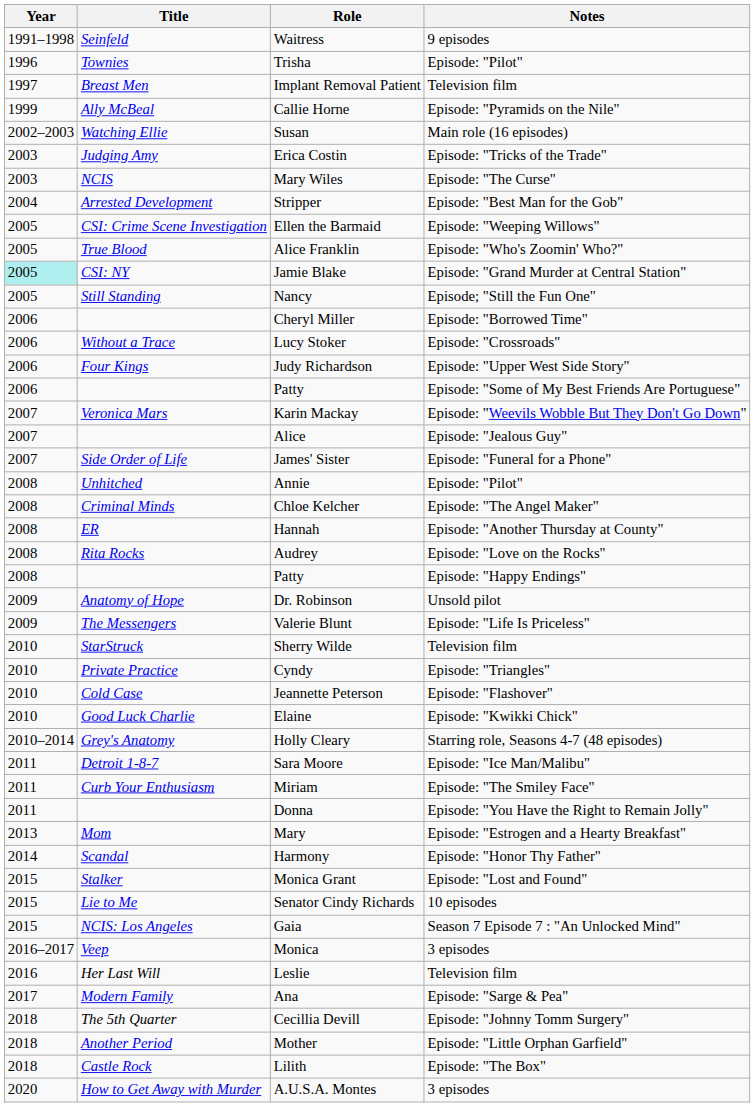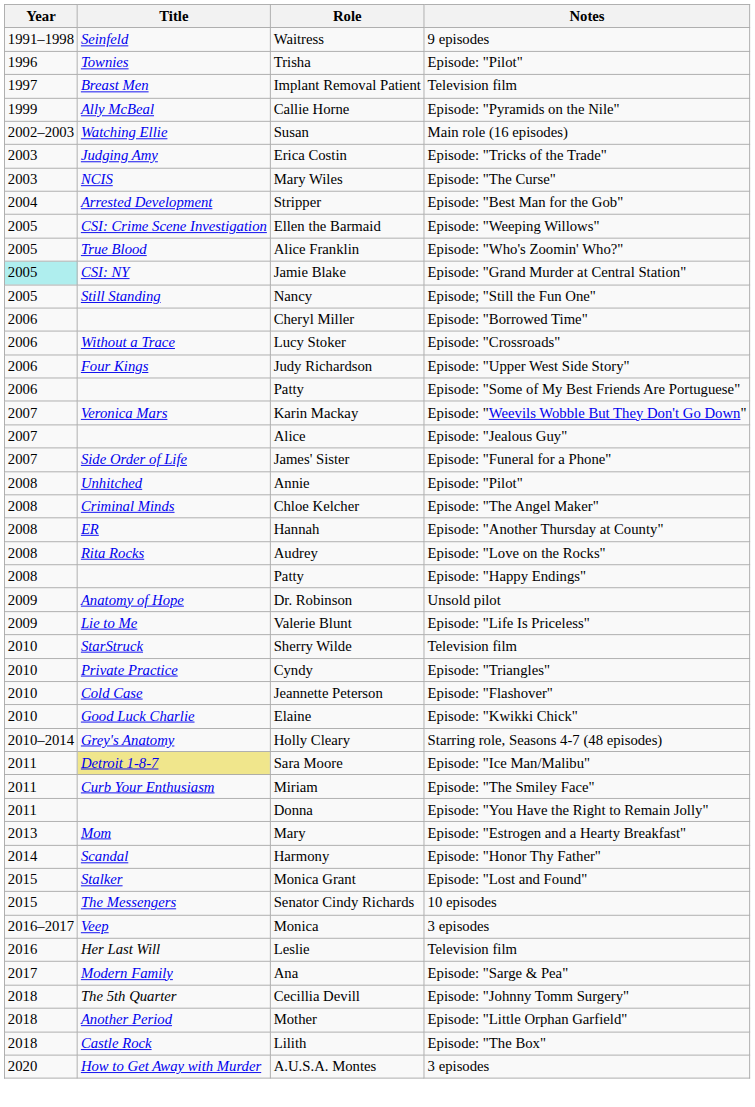(129, 623) The Messengers -> (109, 623) Lie to Me
(120, 763) no background -> (120, 763) khaki background
(109, 903) Lie to Me -> (129, 903) The Messengers
- row: (288, 926)
